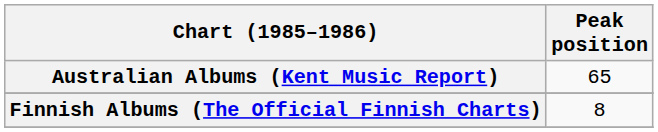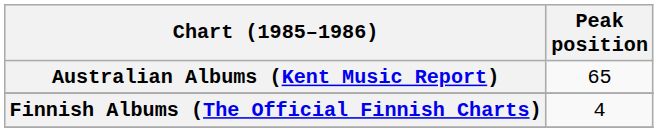(600, 110) 8 -> (600, 110) 4
